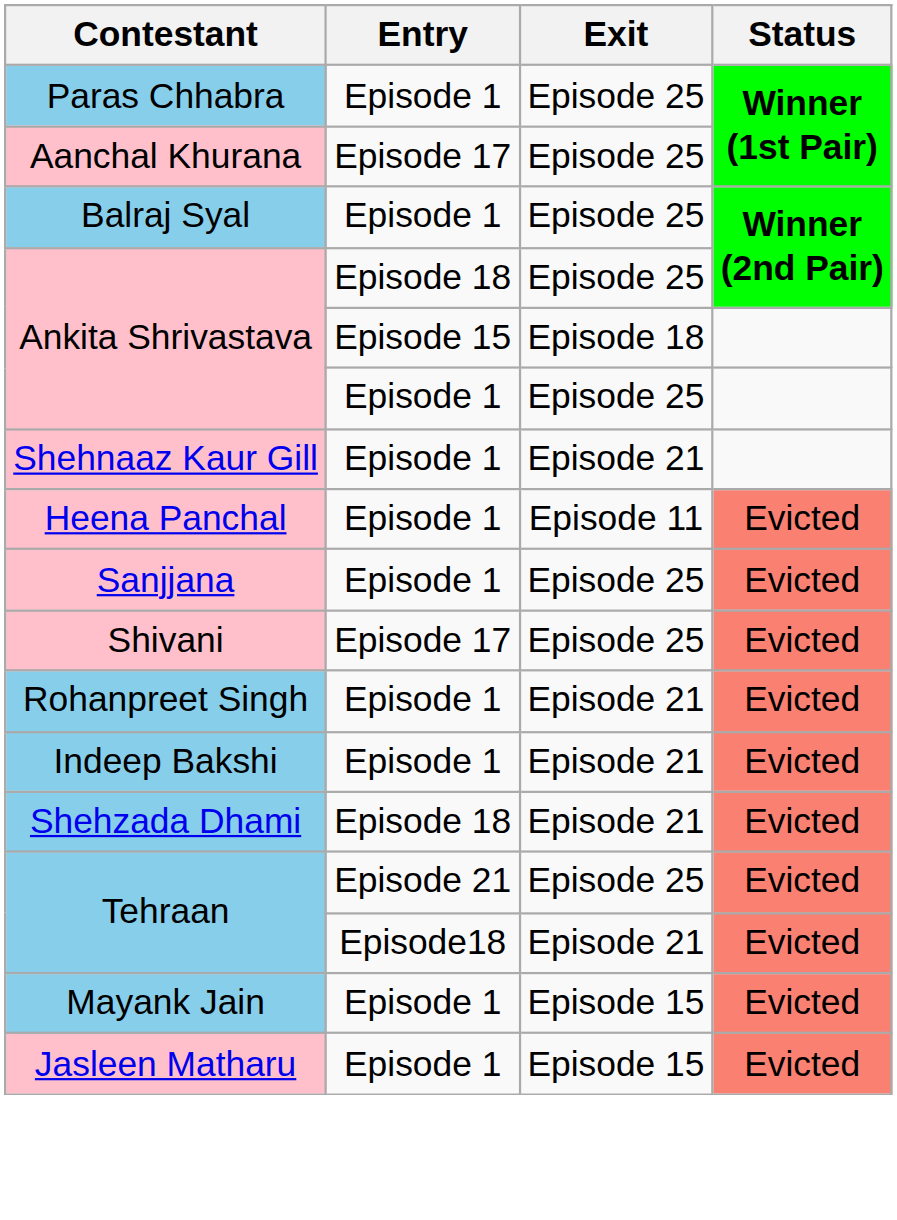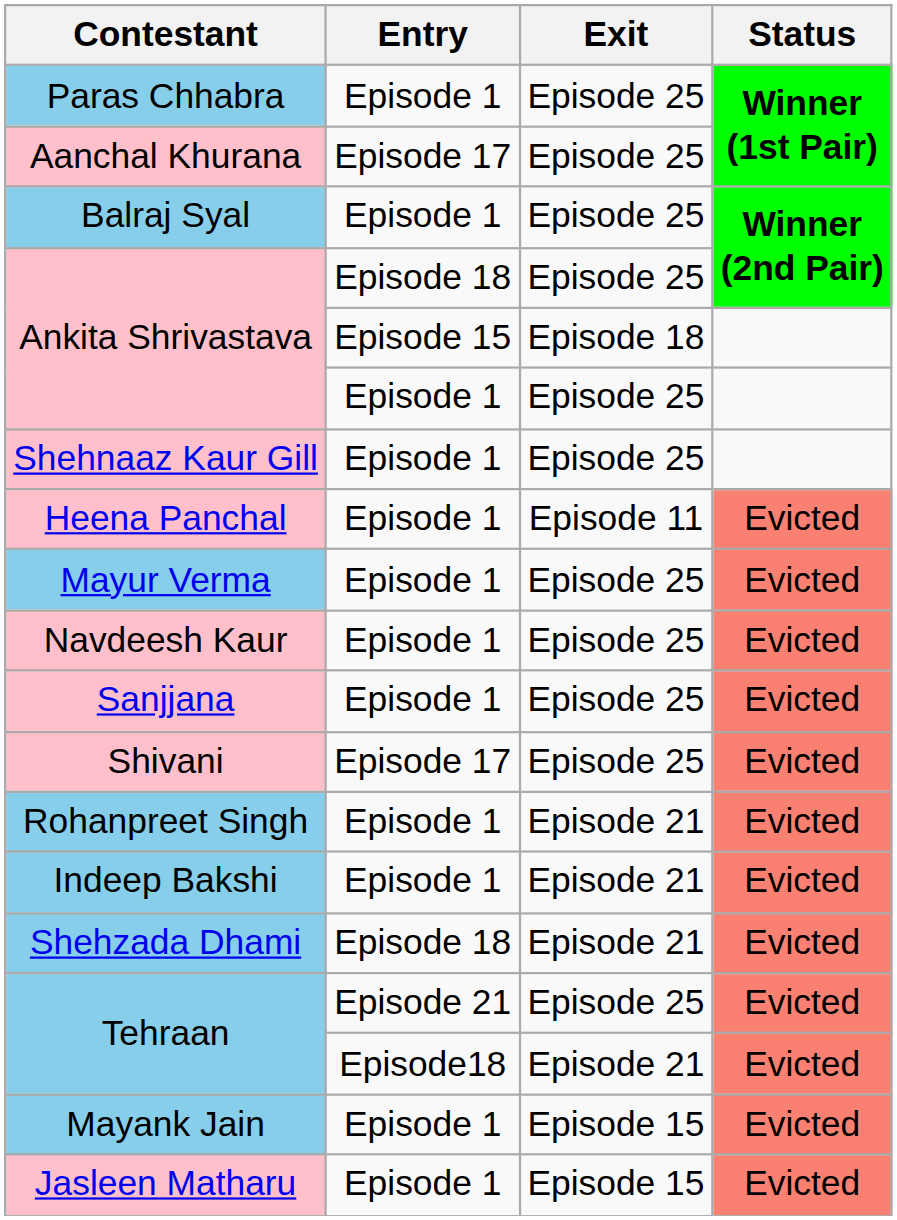(616, 458) Episode 21 -> (616, 458) Episode 25
+ row: (166, 579)
+ row: (166, 639)
